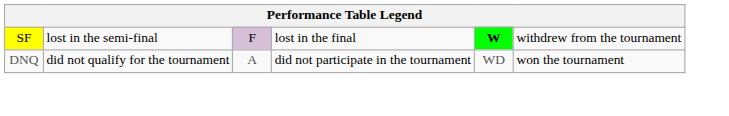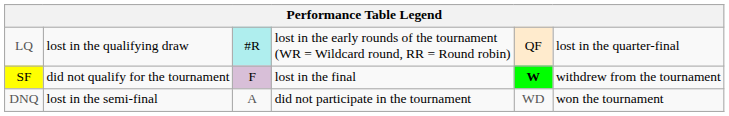+ row: (24, 47)
(102, 38) lost in the semi-final -> (138, 77) did not qualify for the tournament
(138, 61) did not qualify for the tournament -> (102, 100) lost in the semi-final
